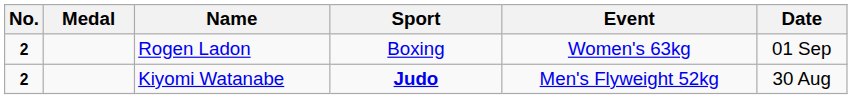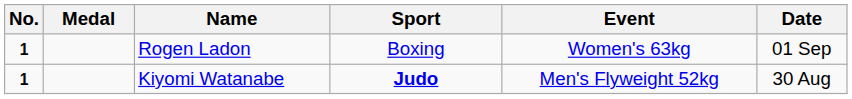(24, 50) 2 -> (24, 50) 1
(24, 79) 2 -> (24, 79) 1
